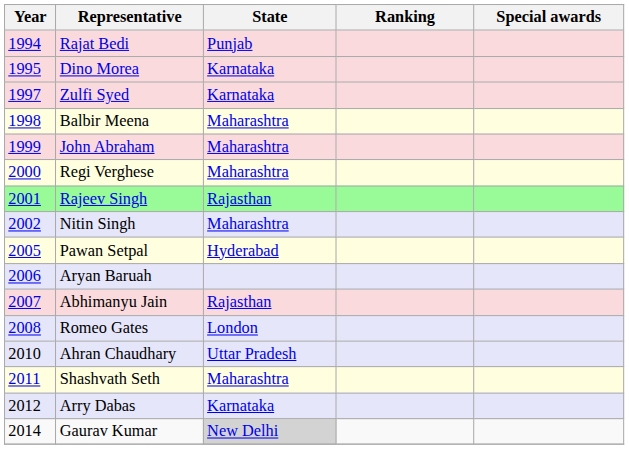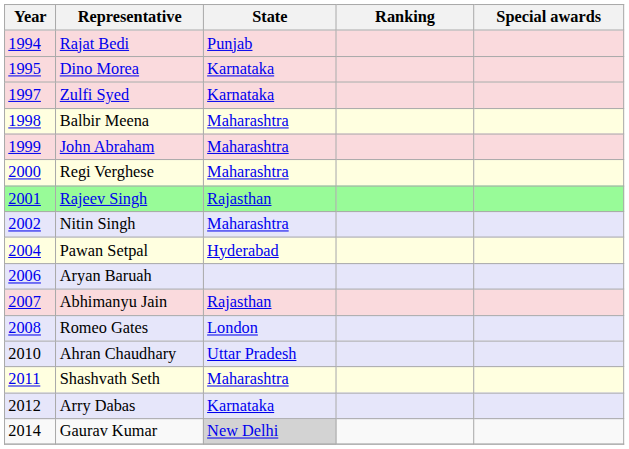(25, 250) 2005 -> (25, 250) 2004
